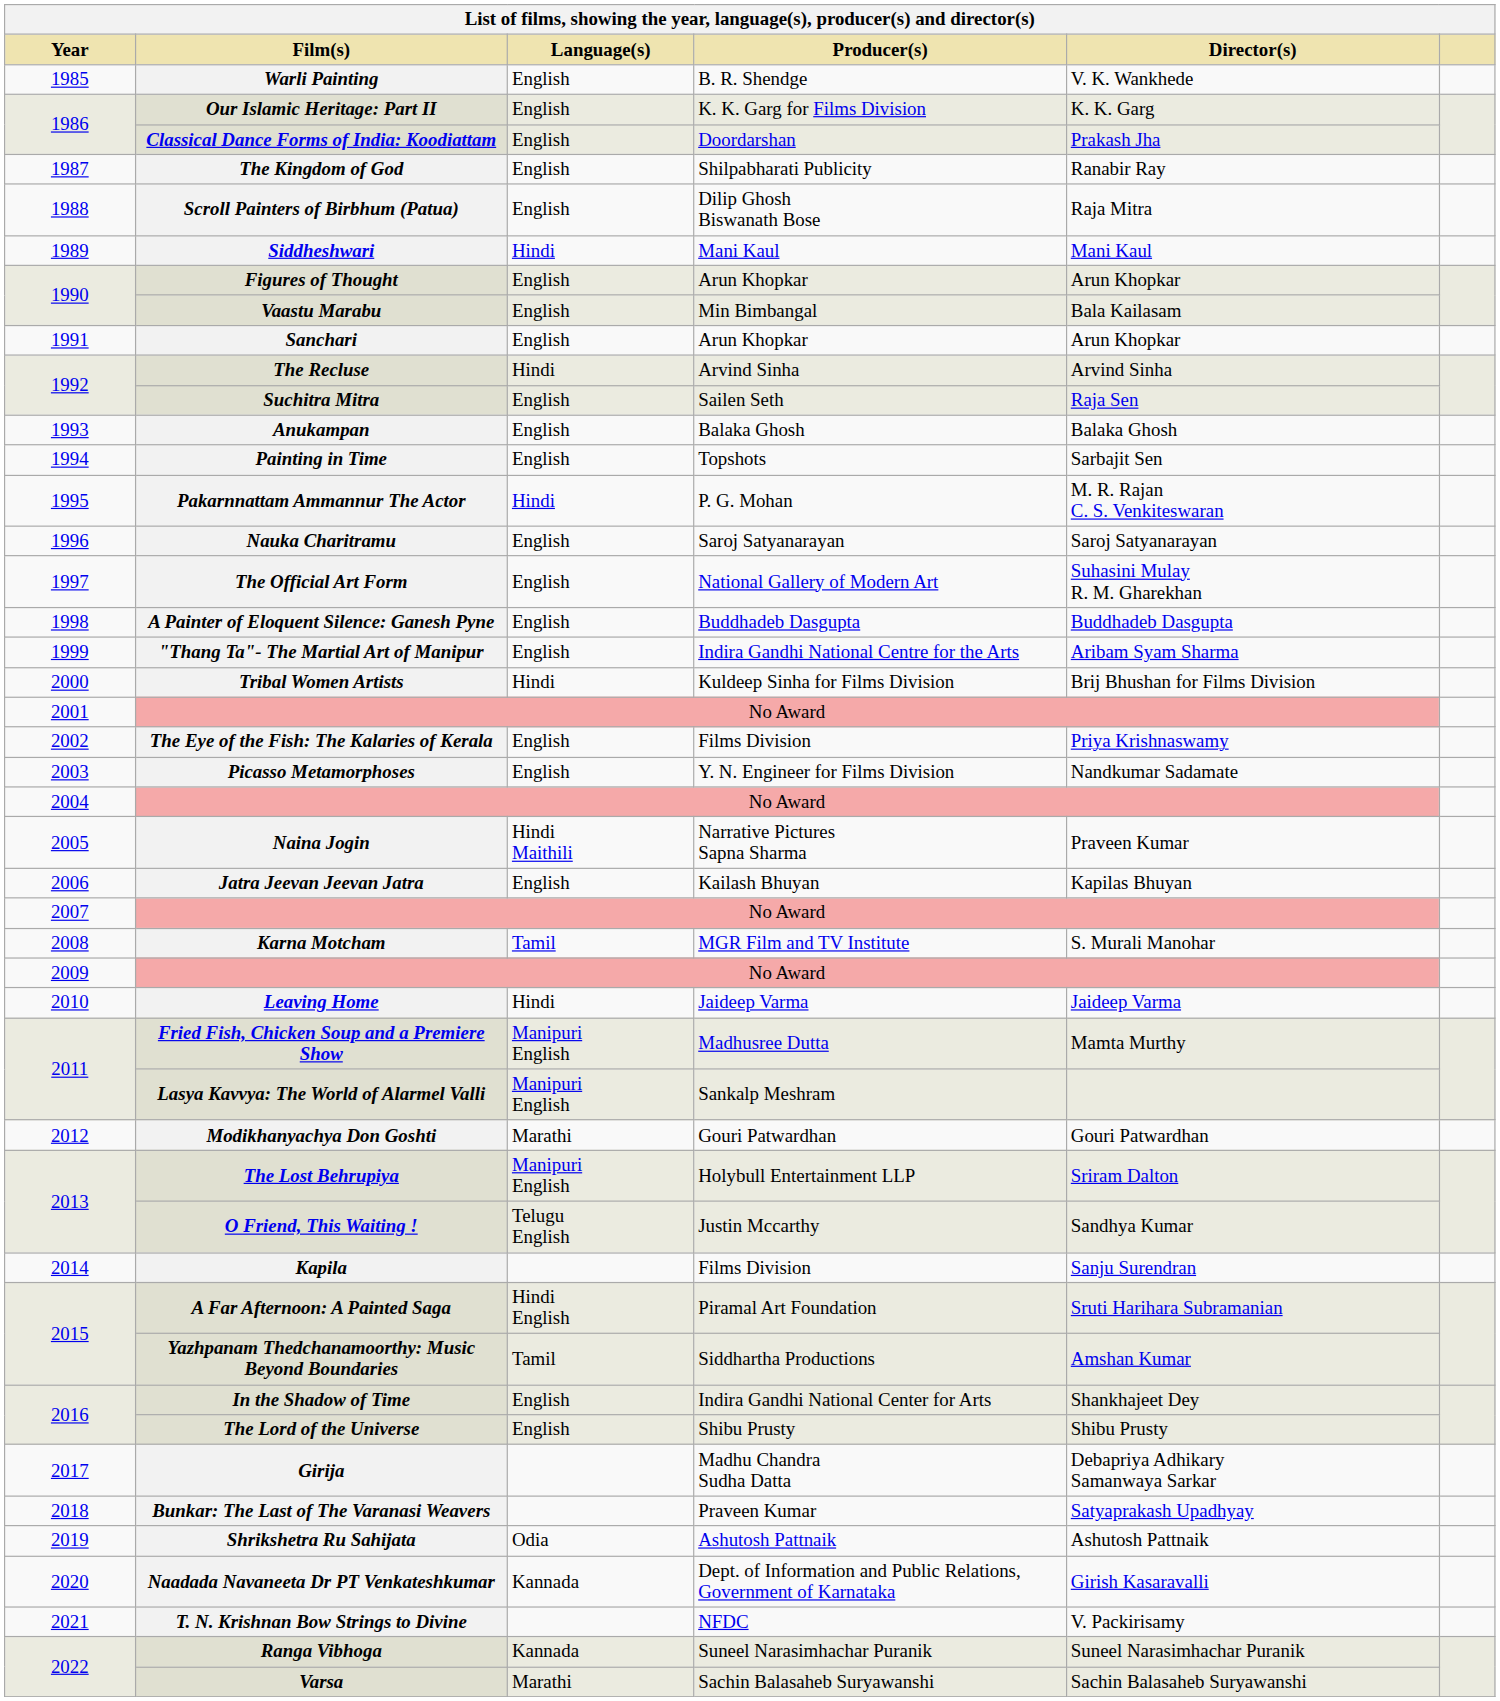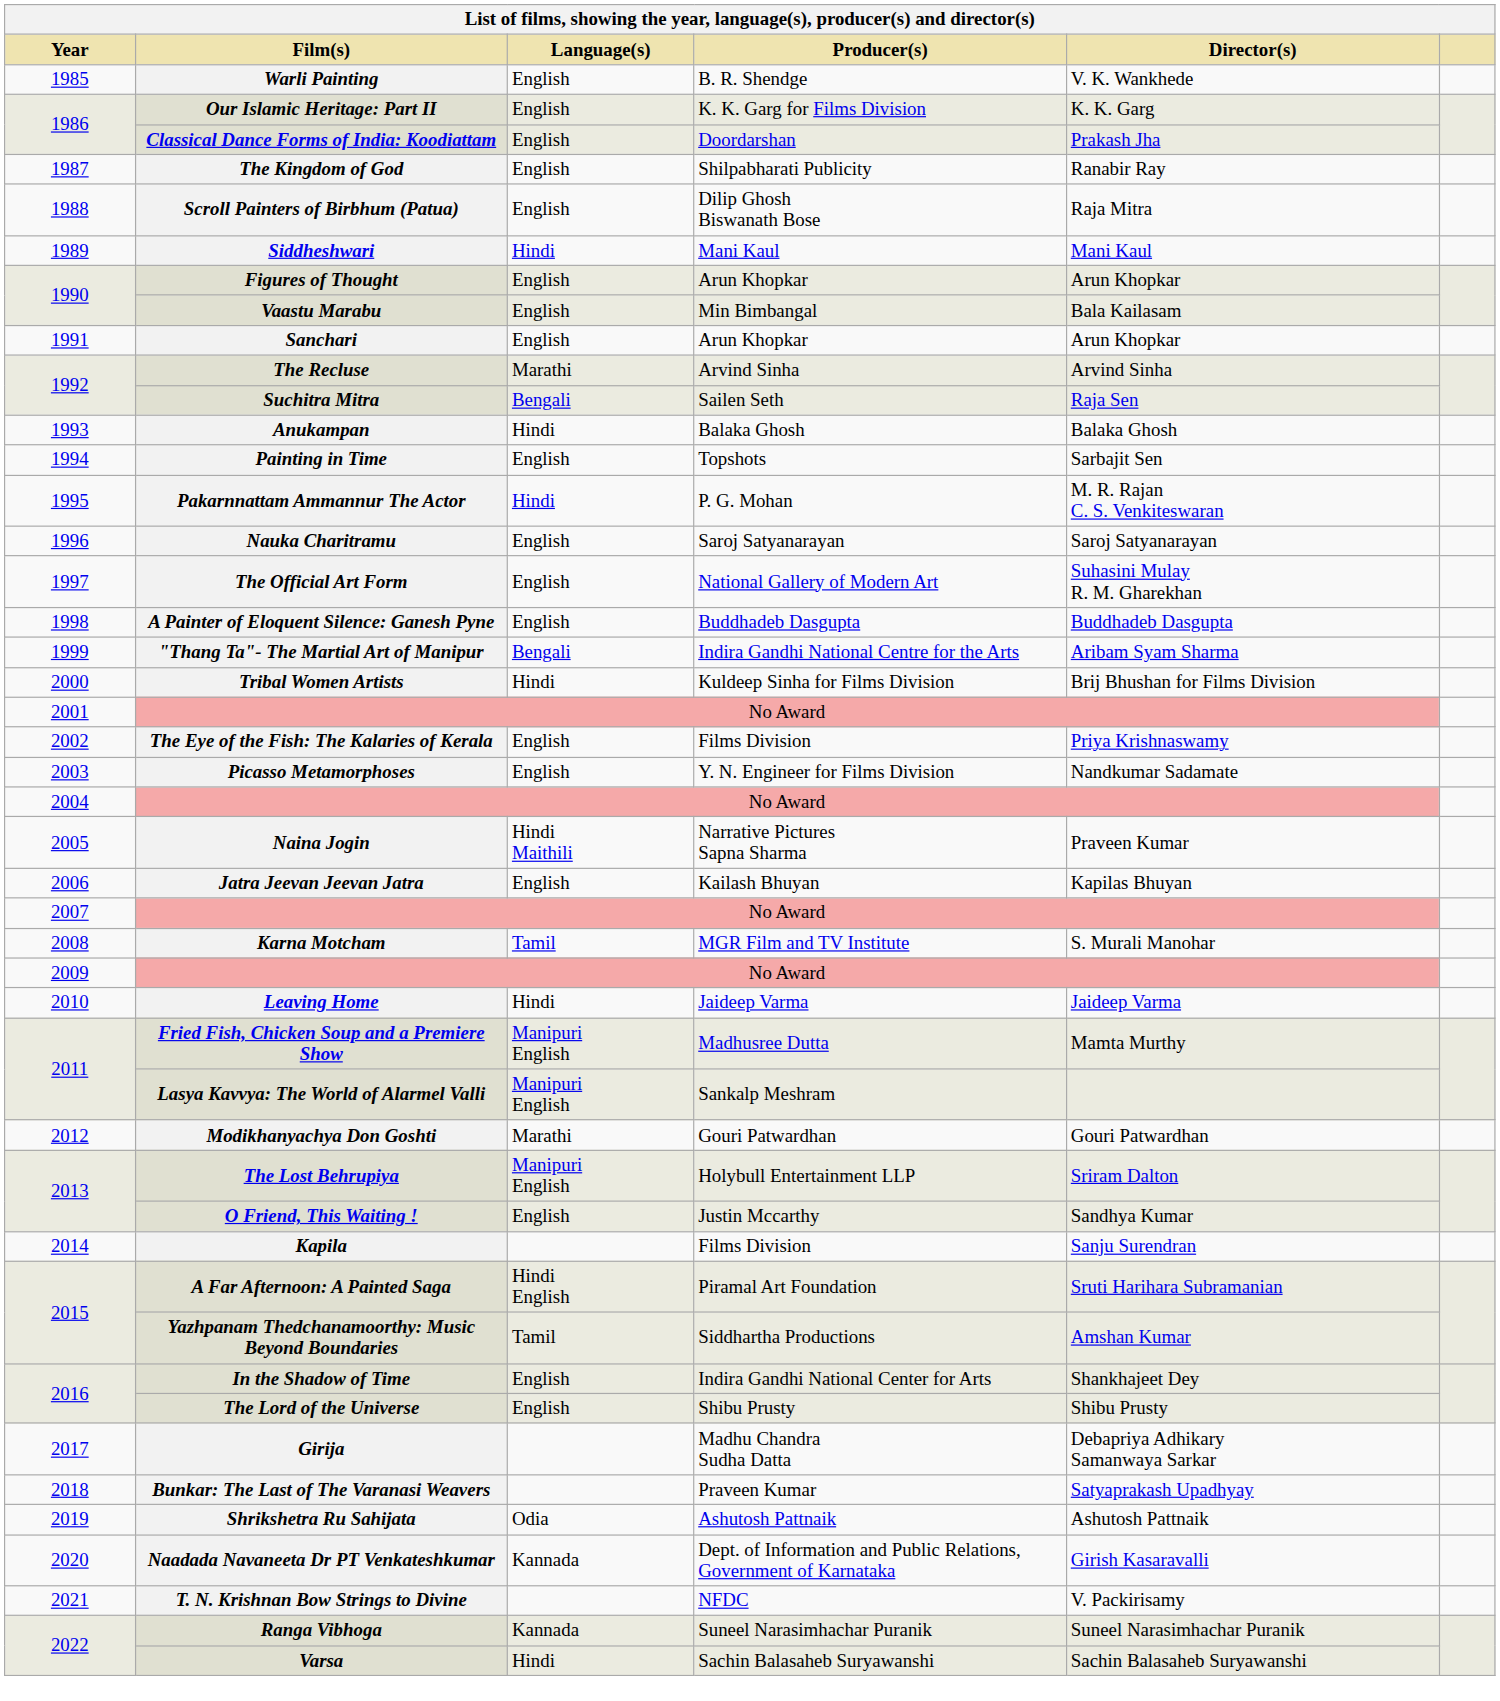(533, 370) Hindi -> (542, 370) Marathi
(541, 400) English -> (541, 400) Bengali
(541, 429) English -> (533, 429) Hindi
(541, 652) English -> (541, 652) Bengali
(541, 1226) Telugu English -> (541, 1216) English
(542, 1681) Marathi -> (533, 1660) Hindi
